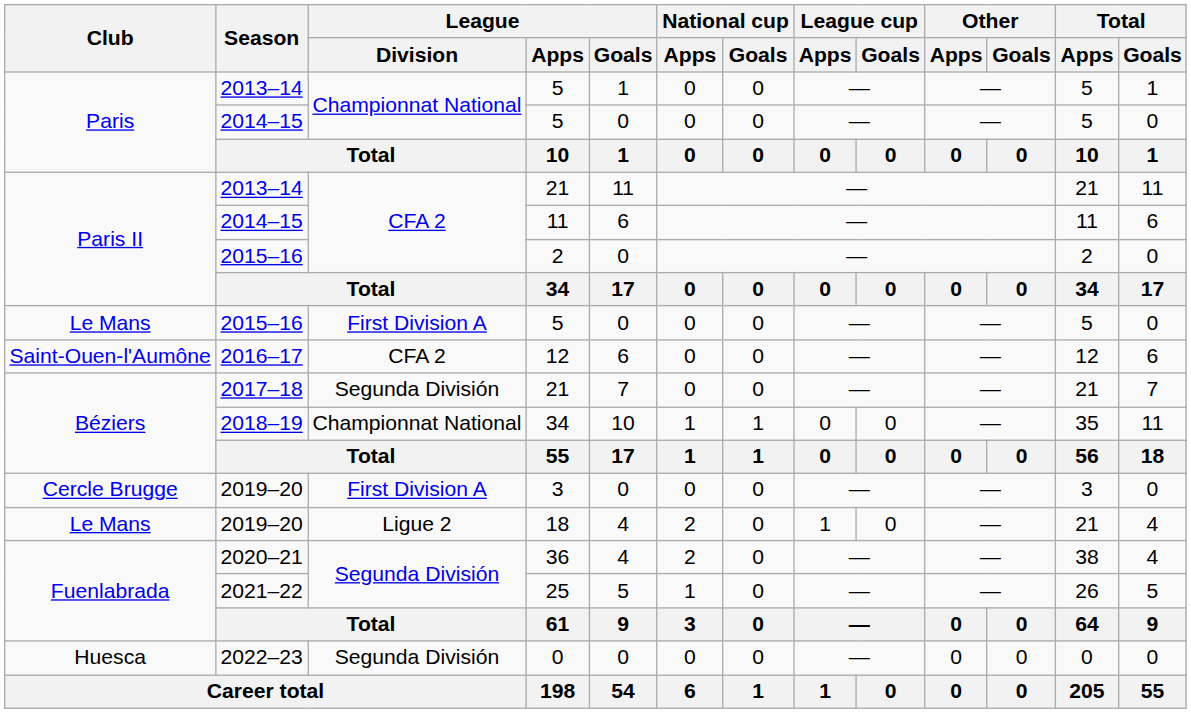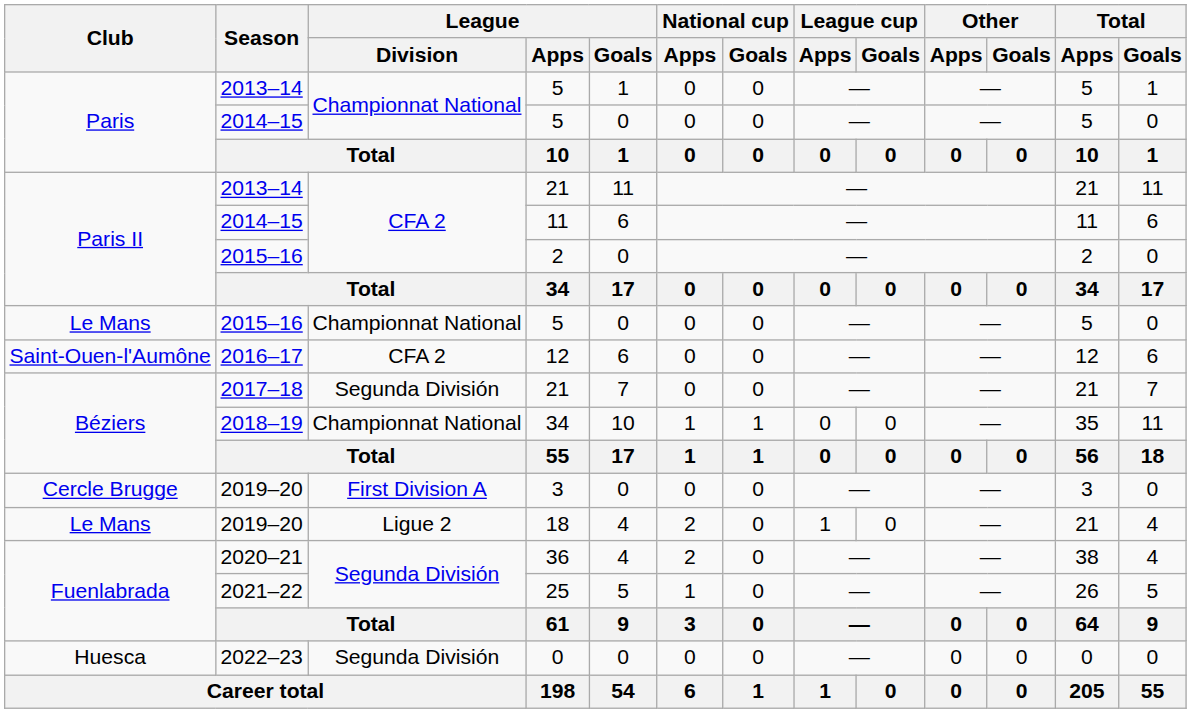(417, 322) First Division A -> (417, 322) Championnat National
